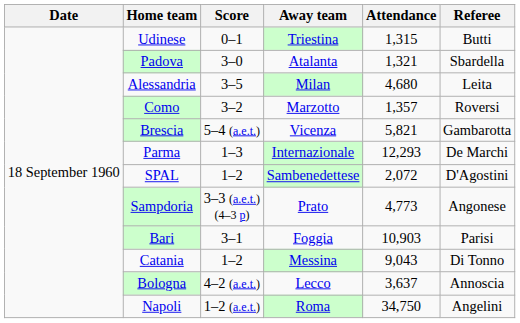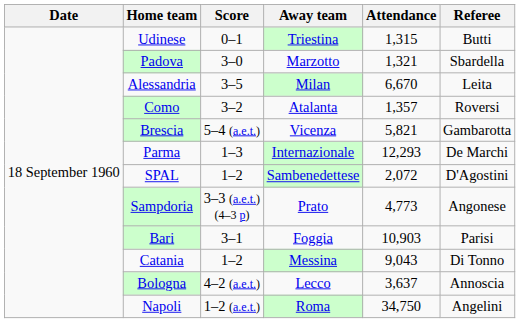(313, 61) Atalanta -> (313, 61) Marzotto
(401, 84) 4,680 -> (401, 84) 6,670
(313, 107) Marzotto -> (313, 107) Atalanta
